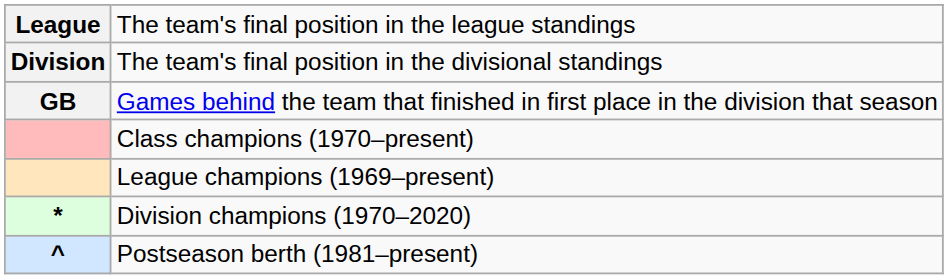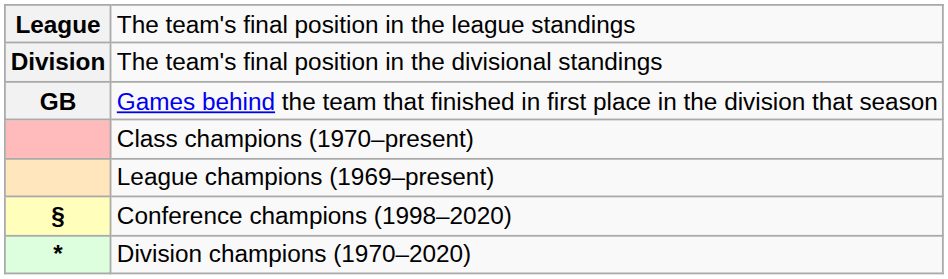+ row: (314, 216)
- row: (297, 254)
